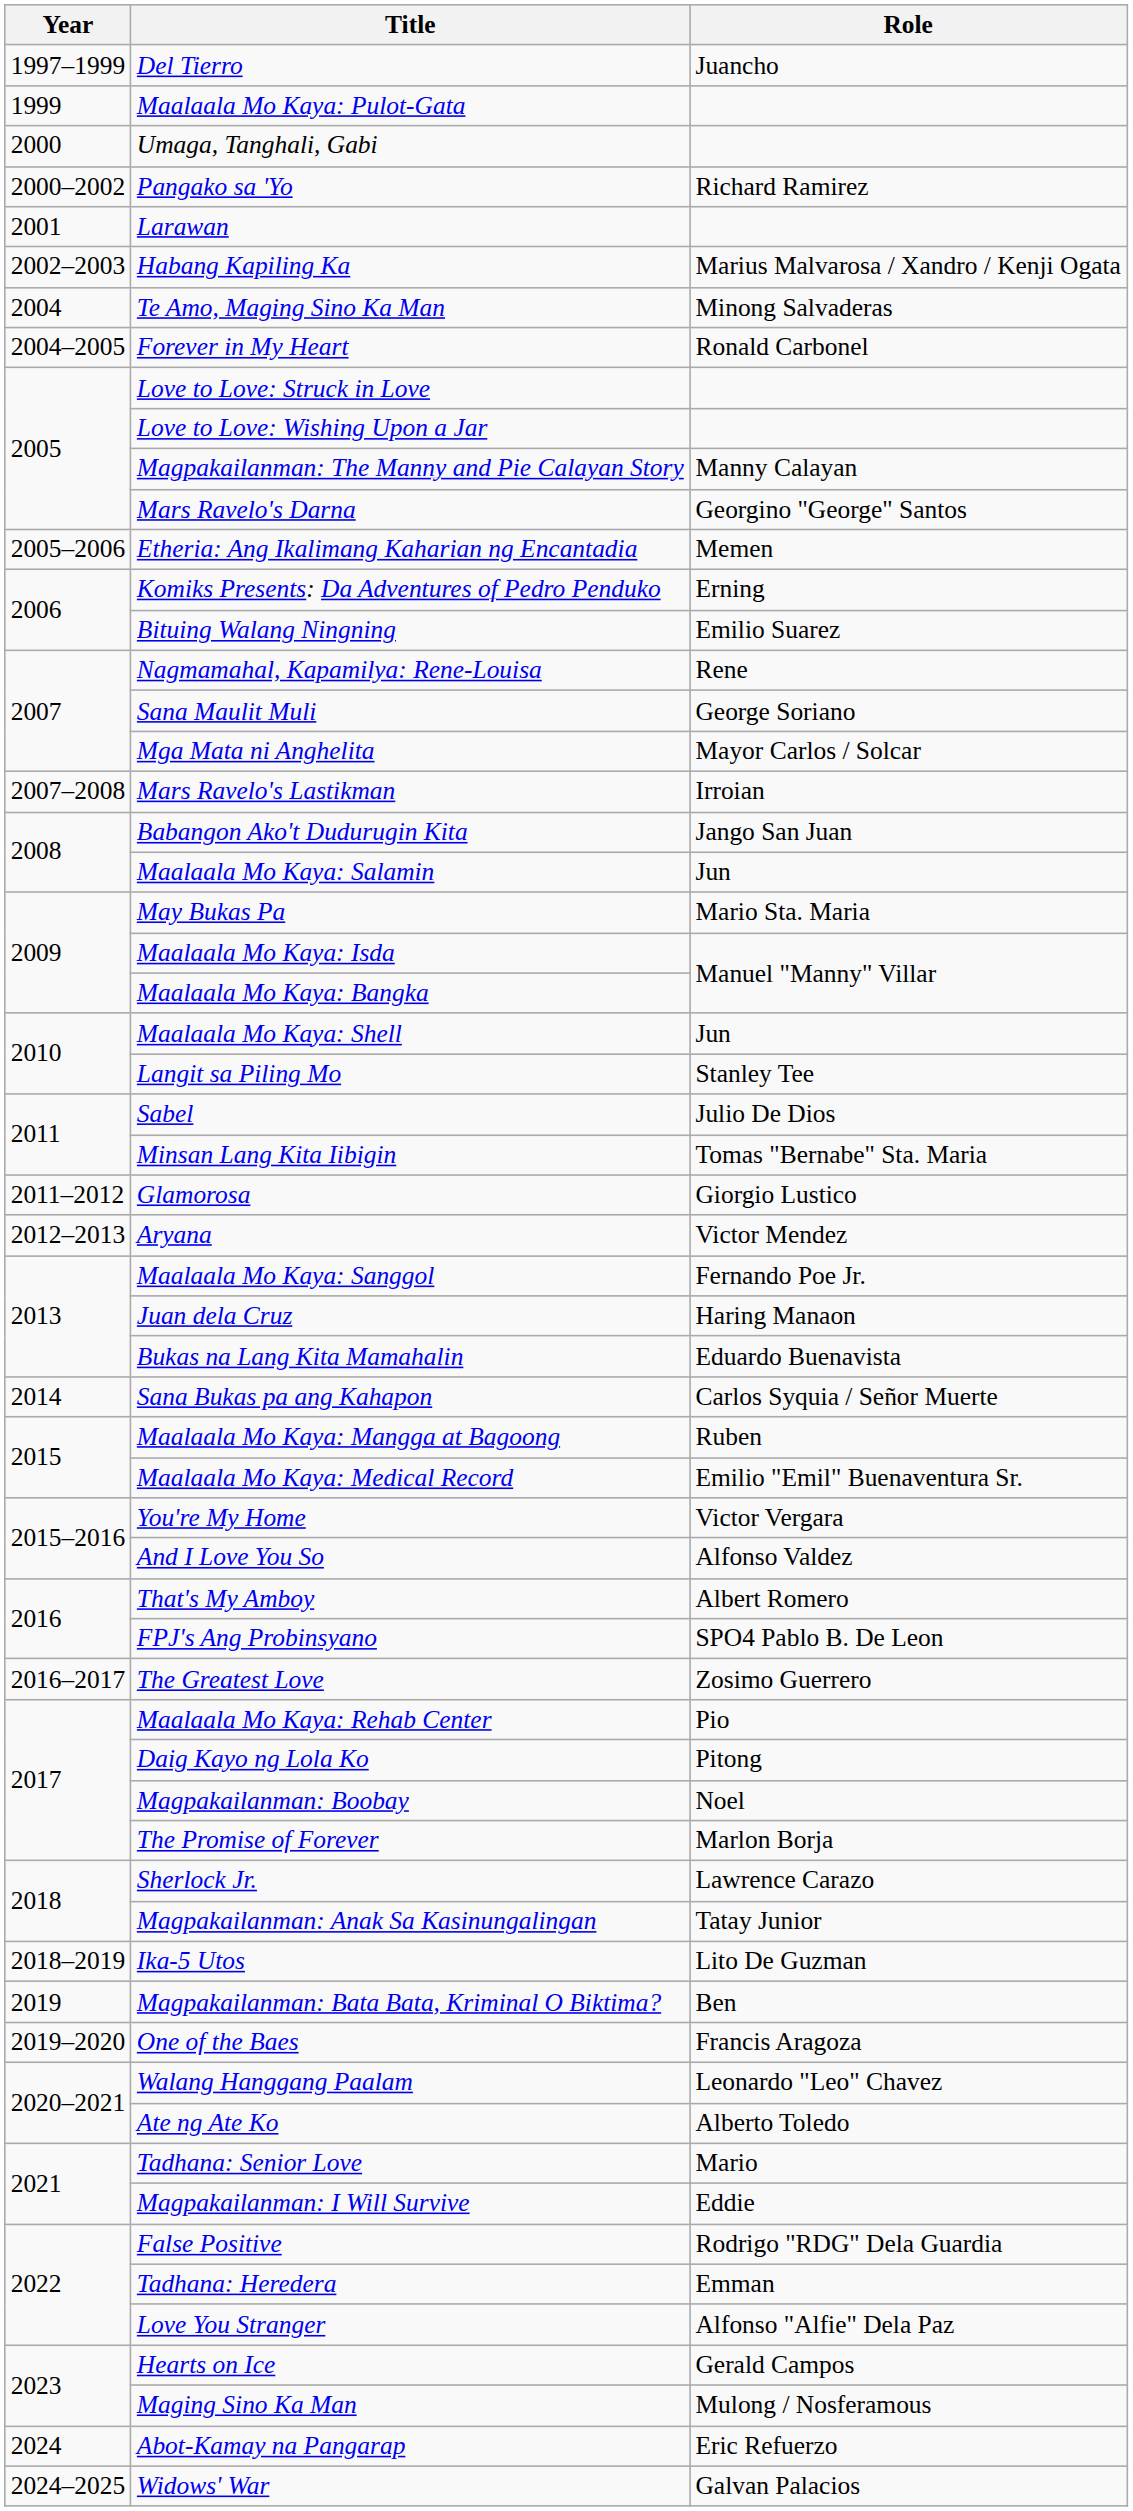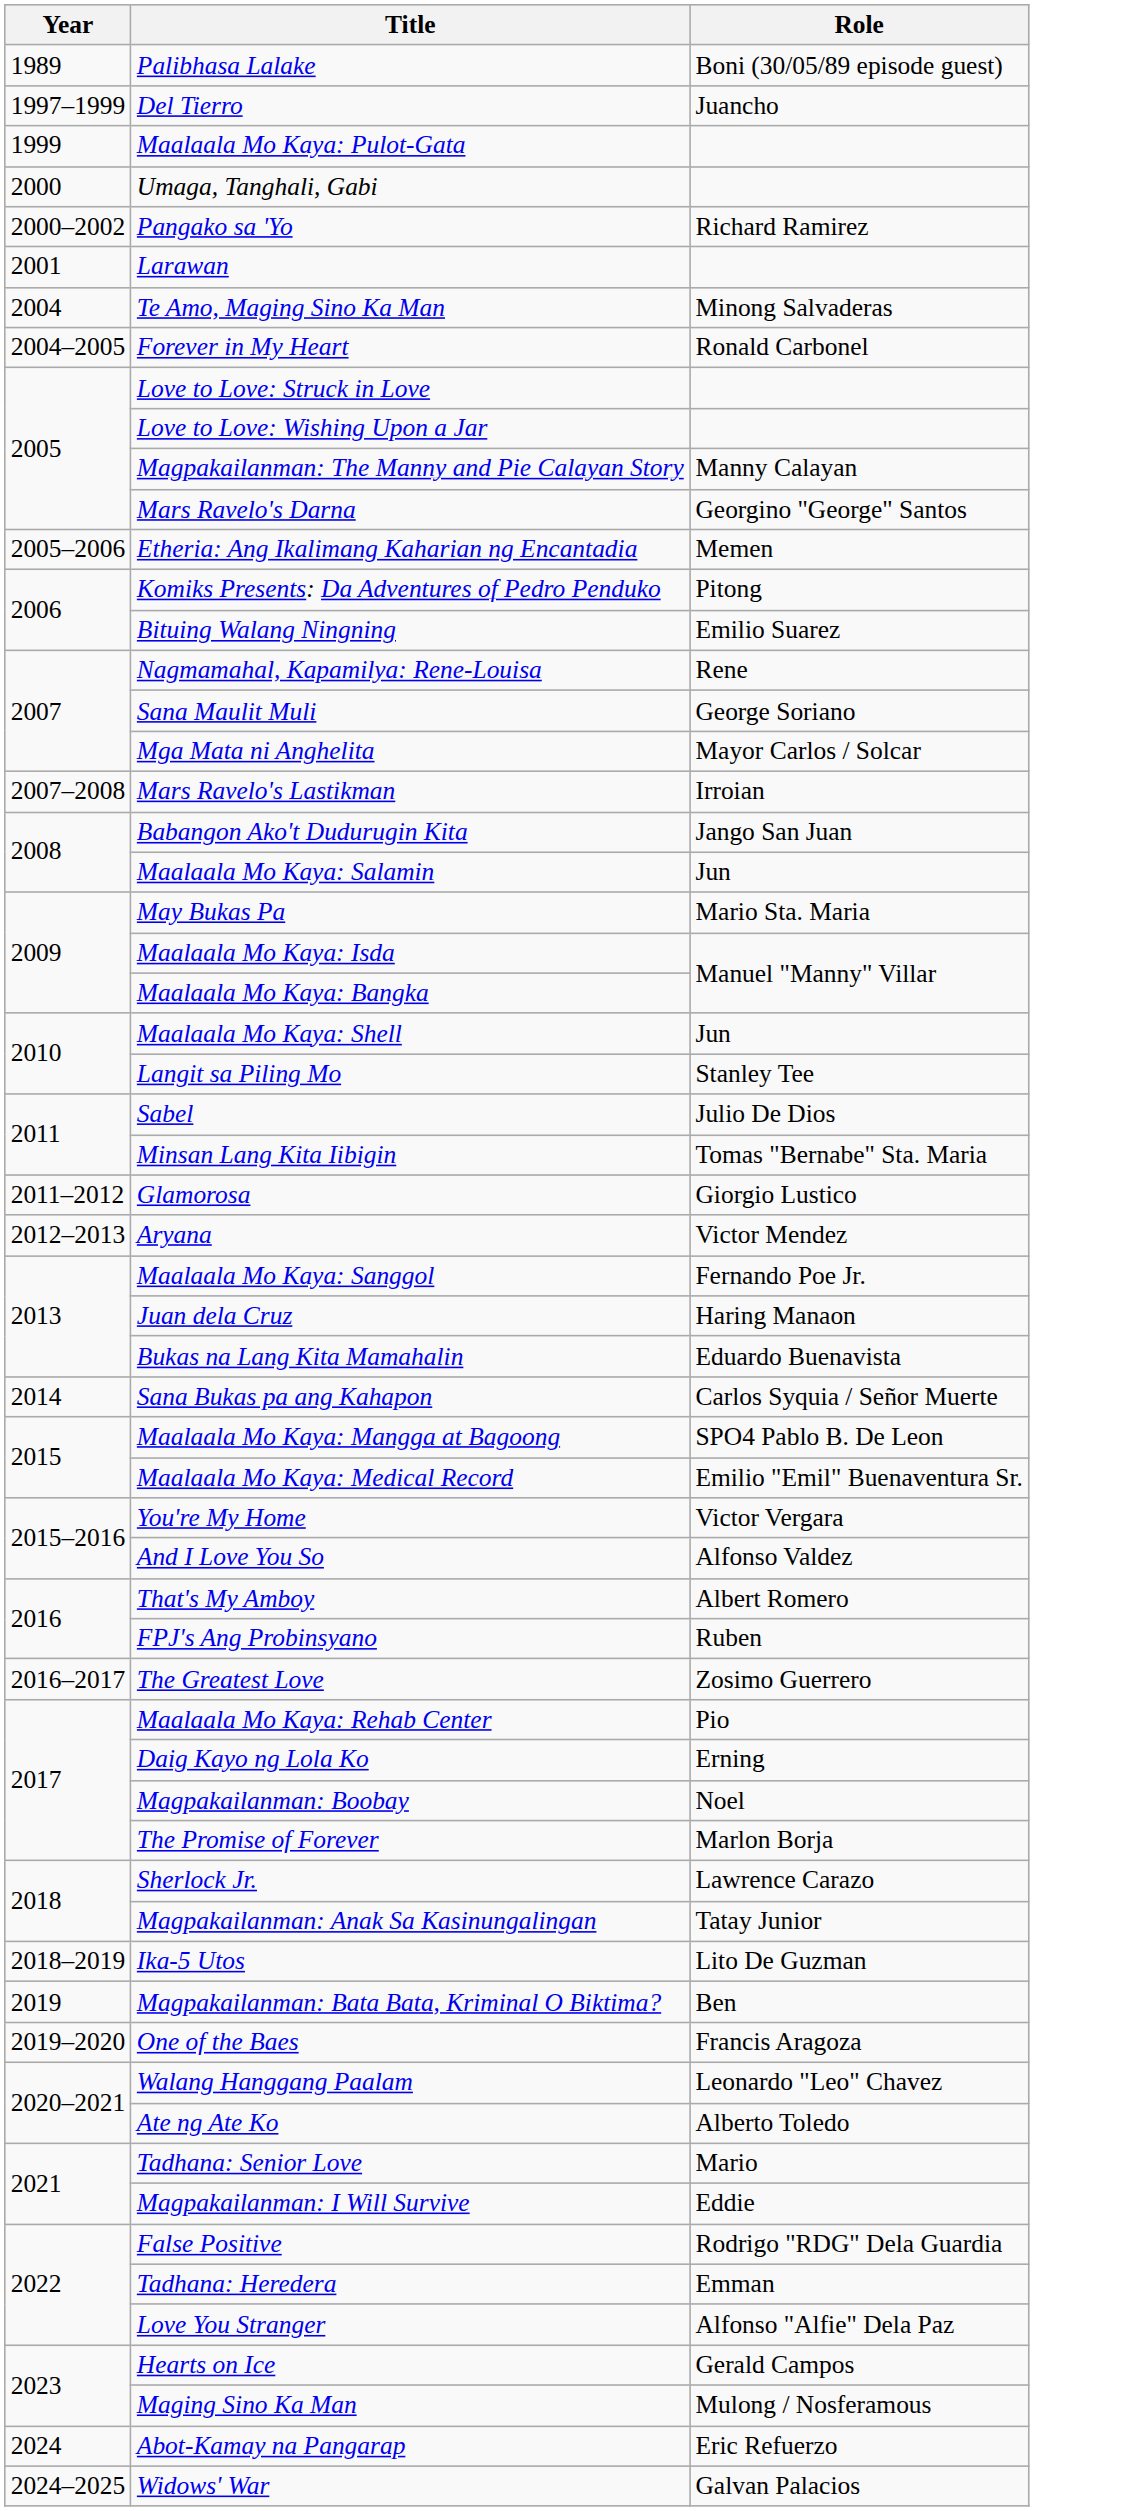+ row: (226, 65)
- row: (244, 266)
(730, 589) Erning -> (729, 589) Pitong
(729, 1436) Ruben -> (819, 1436) SPO4 Pablo B. De Leon
(819, 1638) SPO4 Pablo B. De Leon -> (729, 1638) Ruben
(729, 1759) Pitong -> (730, 1759) Erning
